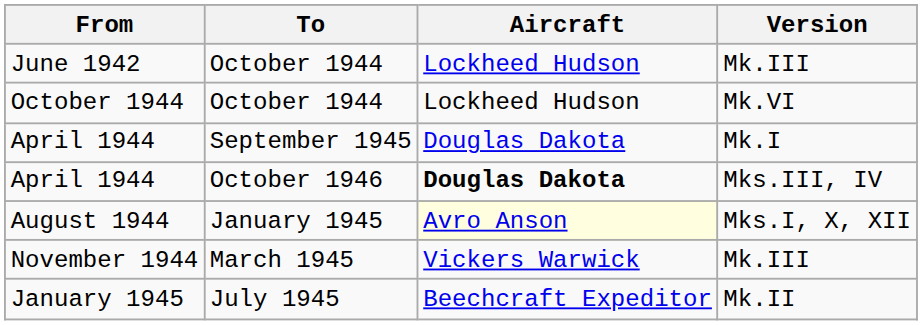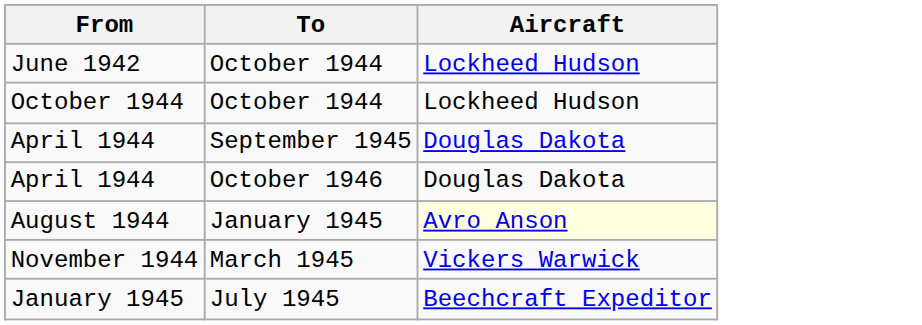- column: (817, 25)
(524, 181) bold -> (524, 181) normal
